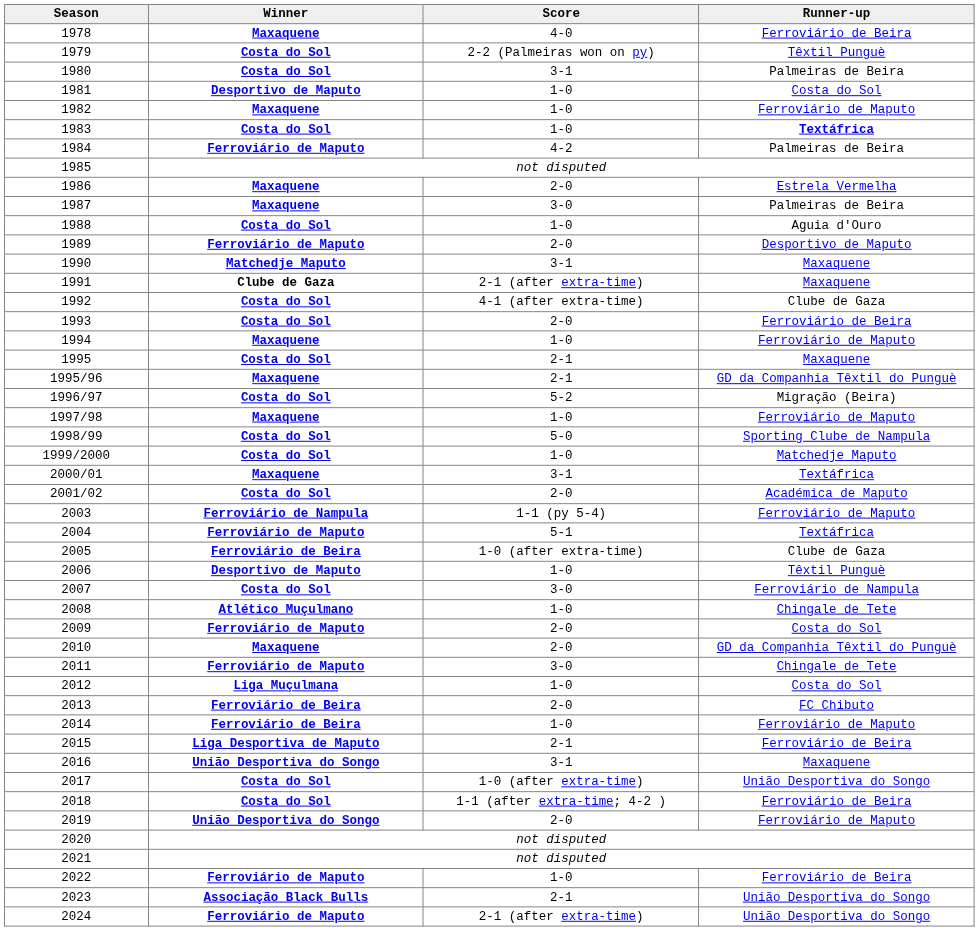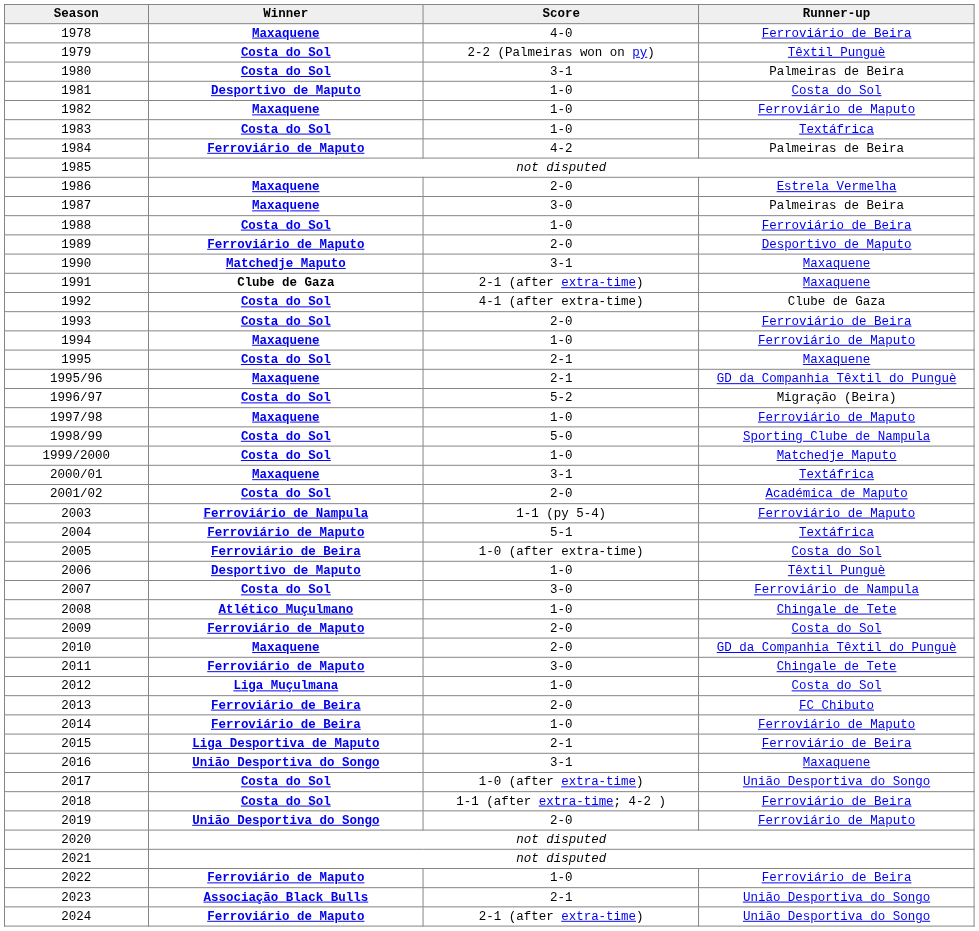(837, 129) bold -> (837, 129) normal
(837, 225) Aguia d'Ouro -> (837, 225) Ferroviário de Beira
(837, 552) Clube de Gaza -> (837, 552) Costa do Sol
